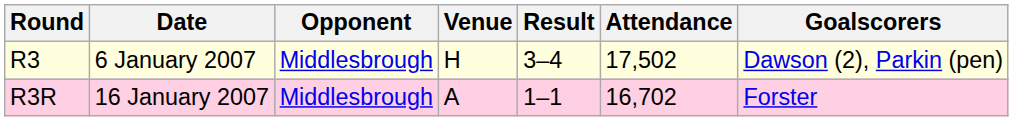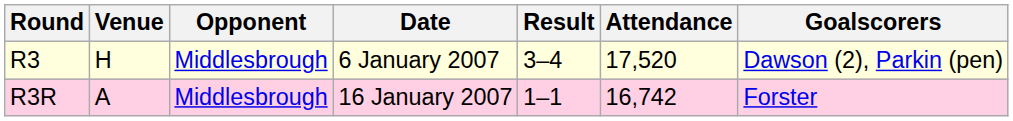columns swapped: (182, 23) <-> (478, 23)
(641, 60) 17,502 -> (641, 60) 17,520
(641, 97) 16,702 -> (641, 97) 16,742
